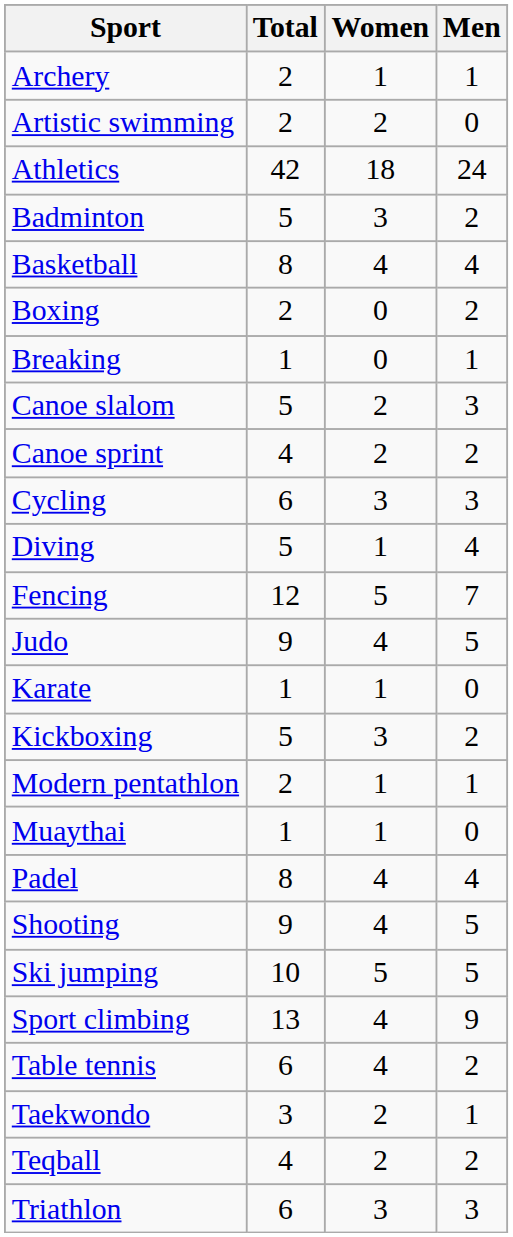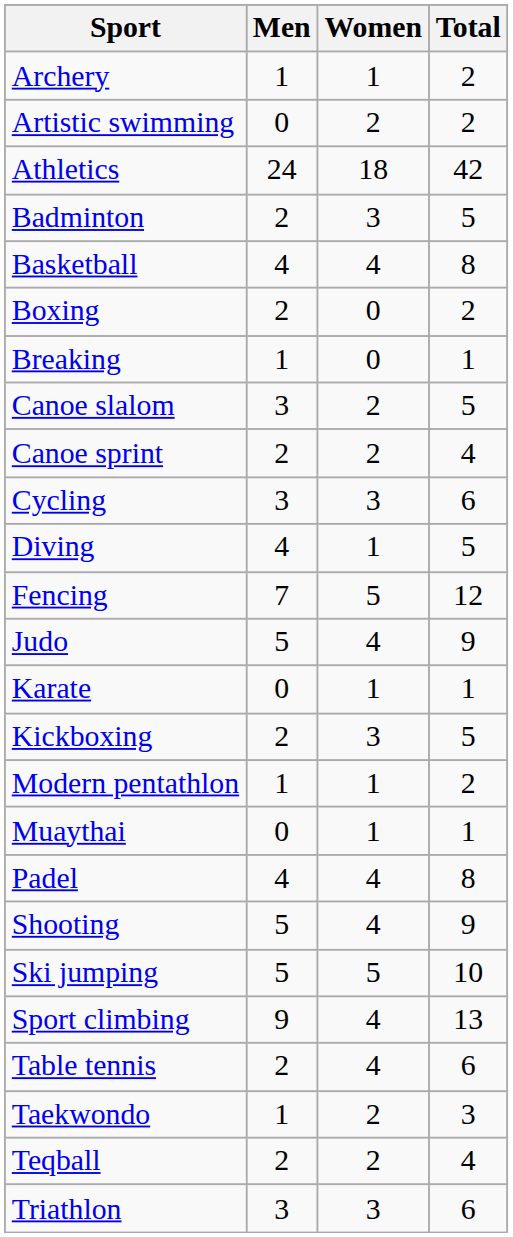columns swapped: (472, 28) <-> (285, 28)
